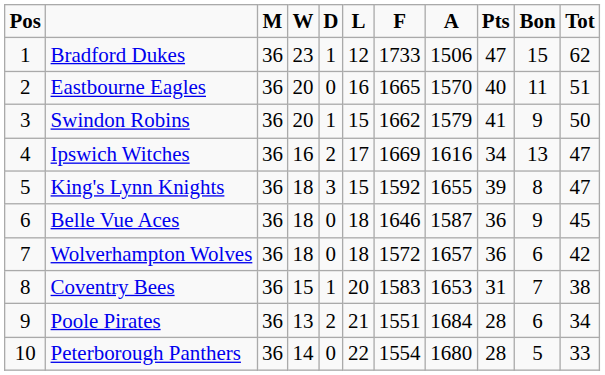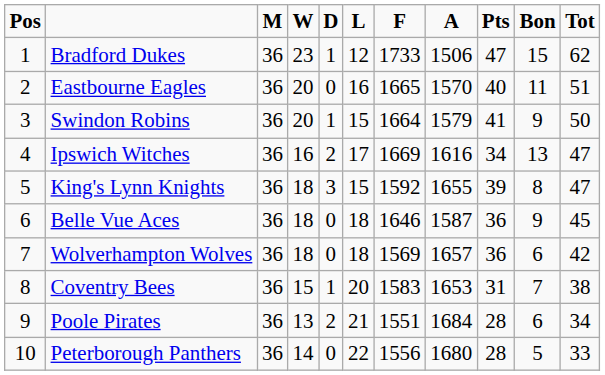(400, 120) 1662 -> (400, 120) 1664
(400, 253) 1572 -> (400, 253) 1569
(400, 353) 1554 -> (400, 353) 1556
